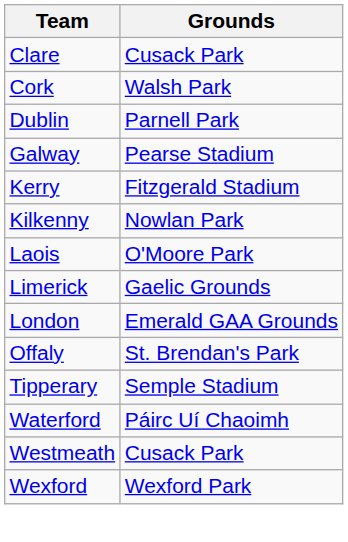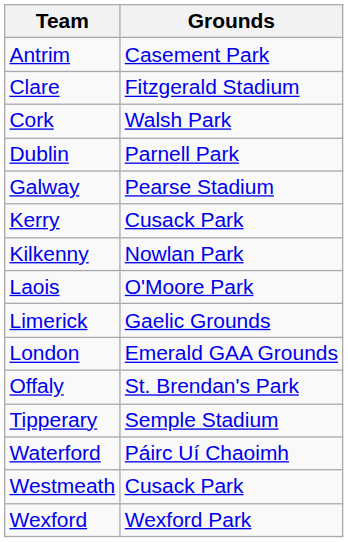+ row: (40, 54)
(184, 54) Cusack Park -> (212, 87) Fitzgerald Stadium
(212, 187) Fitzgerald Stadium -> (184, 220) Cusack Park
